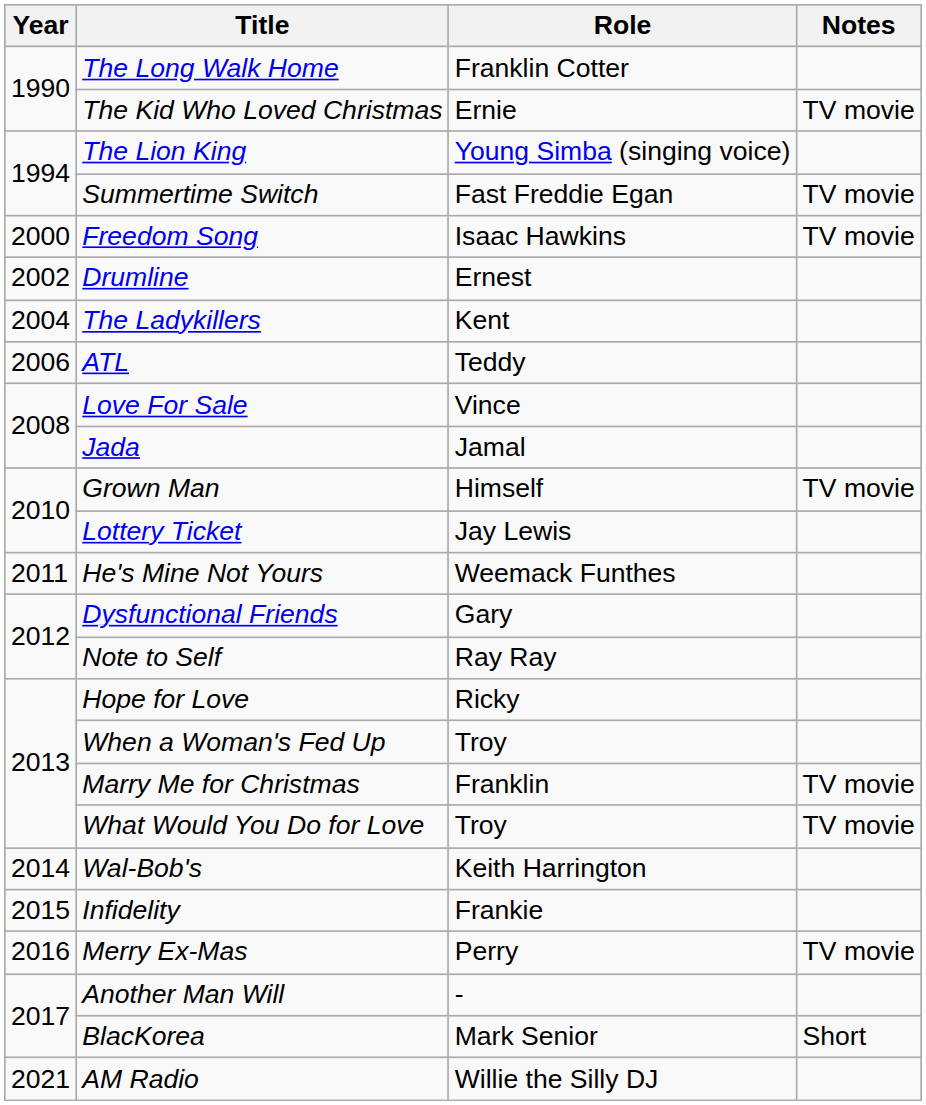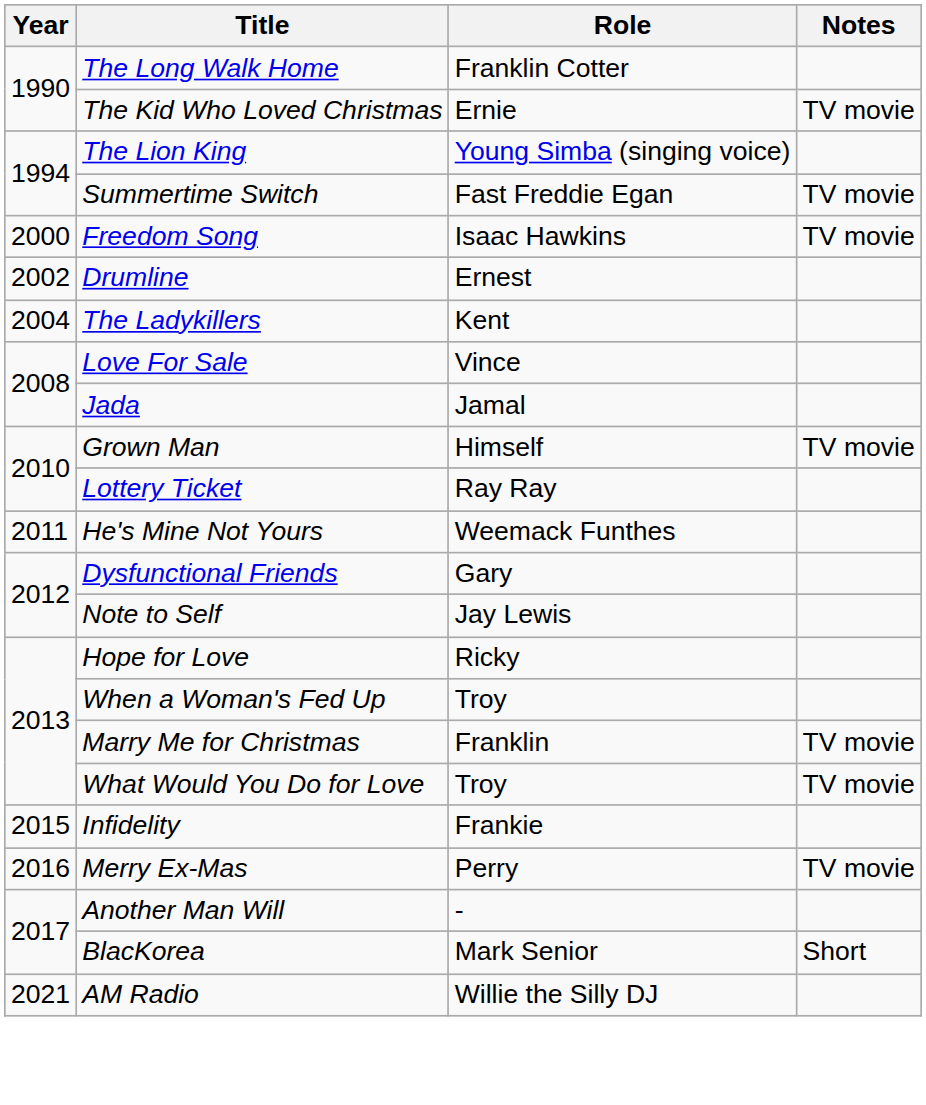- row: (106, 362)
(513, 531) Jay Lewis -> (506, 488) Ray Ray
(506, 657) Ray Ray -> (513, 615) Jay Lewis
- row: (142, 868)
